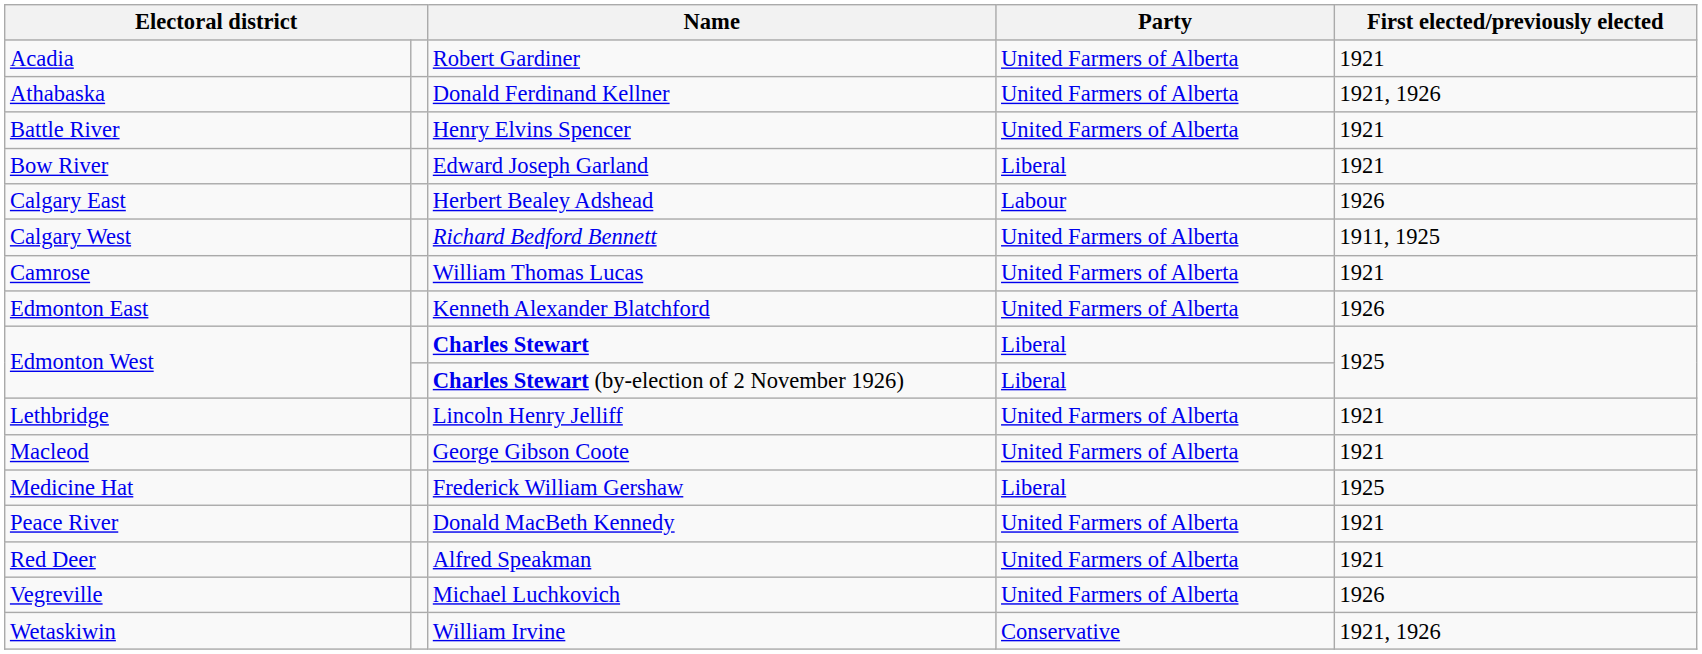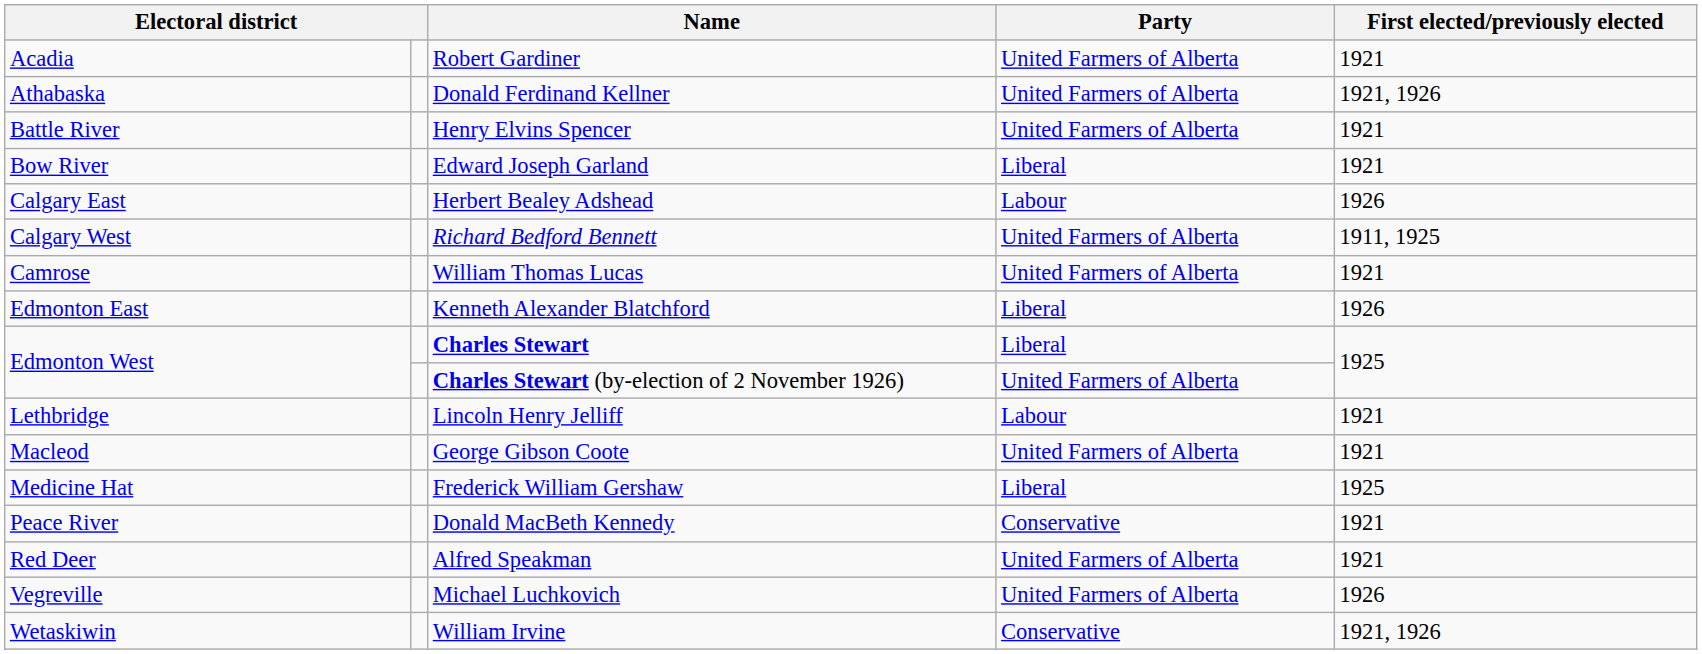(1120, 308) United Farmers of Alberta -> (1034, 308) Liberal
(1034, 380) Liberal -> (1120, 380) United Farmers of Alberta
(1120, 415) United Farmers of Alberta -> (1034, 415) Labour
(1120, 523) United Farmers of Alberta -> (1061, 523) Conservative
